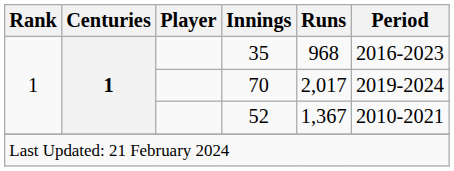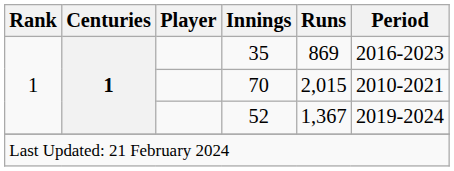(324, 52) 968 -> (324, 52) 869
(324, 85) 2,017 -> (324, 85) 2,015
(400, 85) 2019-2024 -> (400, 85) 2010-2021
(400, 117) 2010-2021 -> (400, 117) 2019-2024
